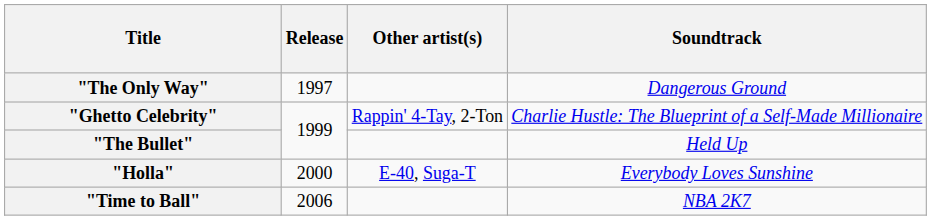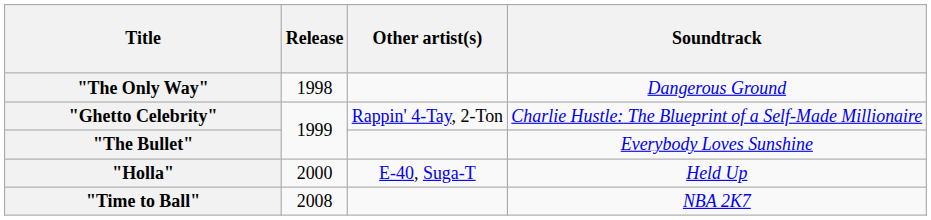(315, 87) 1997 -> (315, 87) 1998
(717, 144) Held Up -> (717, 144) Everybody Loves Sunshine
(717, 172) Everybody Loves Sunshine -> (717, 172) Held Up
(315, 201) 2006 -> (315, 201) 2008
